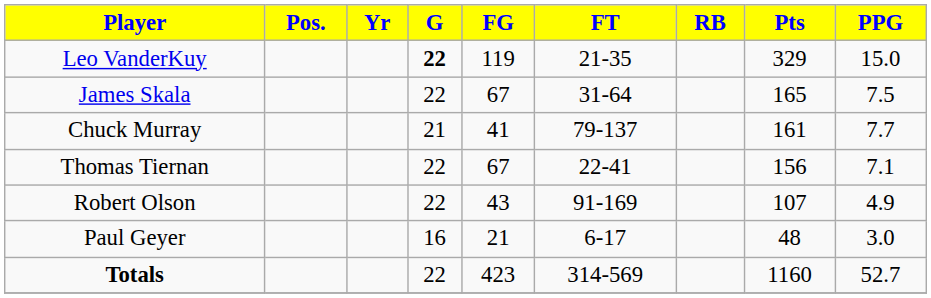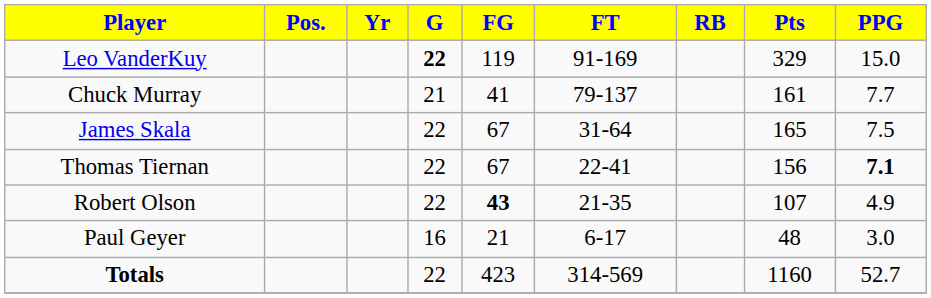(605, 58) 21-35 -> (605, 58) 91-169
rows swapped: (135, 94) <-> (135, 130)
(880, 166) normal -> (880, 166) bold
(498, 202) normal -> (498, 202) bold
(605, 202) 91-169 -> (605, 202) 21-35
